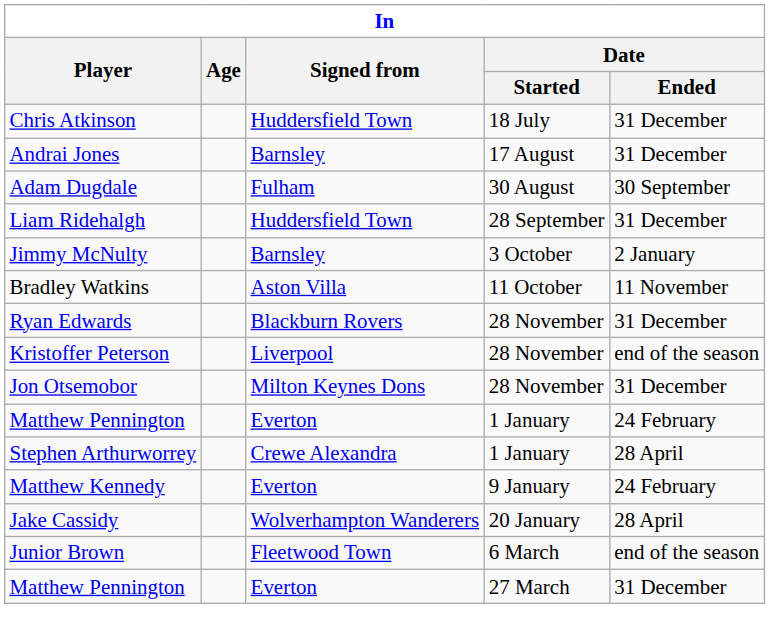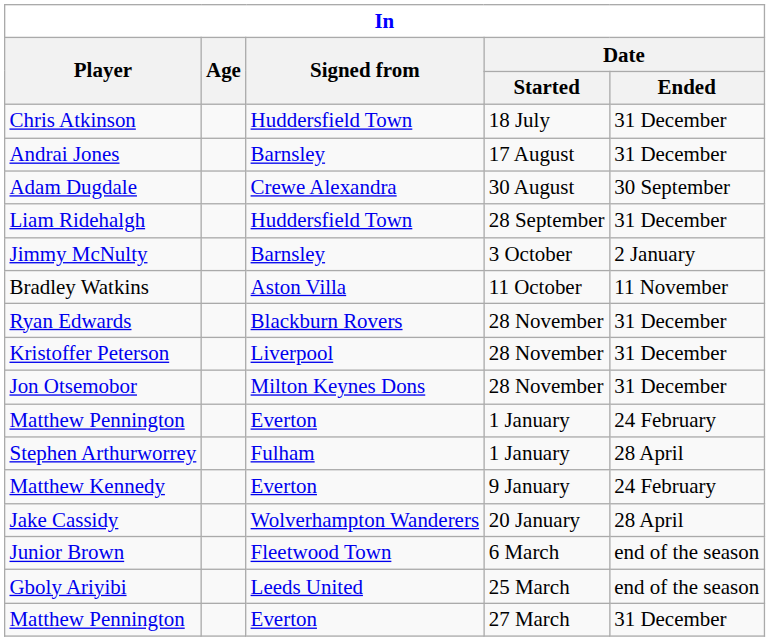(283, 187) Fulham -> (324, 187) Crewe Alexandra
(687, 353) end of the season -> (670, 353) 31 December
(324, 453) Crewe Alexandra -> (283, 453) Fulham
+ row: (68, 586)
